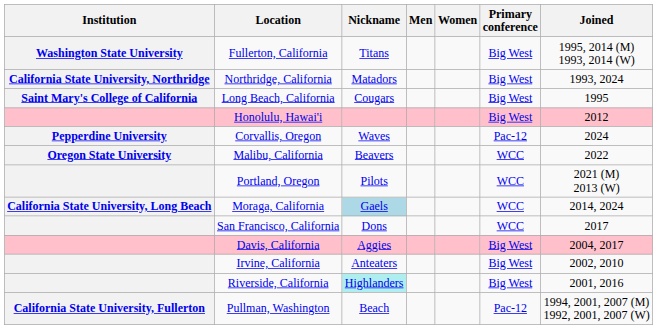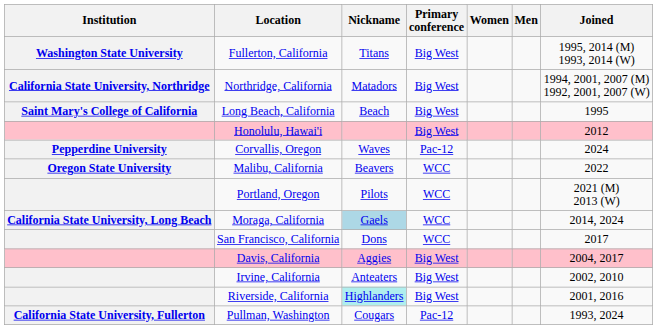columns swapped: (421, 20) <-> (510, 20)
(597, 79) 1993, 2024 -> (597, 85) 1994, 2001, 2007 (M) 1992, 2001, 2007 (W)
(374, 98) Cougars -> (374, 111) Beach
(374, 308) Beach -> (374, 315) Cougars
(597, 308) 1994, 2001, 2007 (M) 1992, 2001, 2007 (W) -> (597, 315) 1993, 2024
